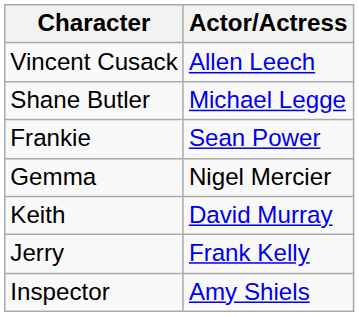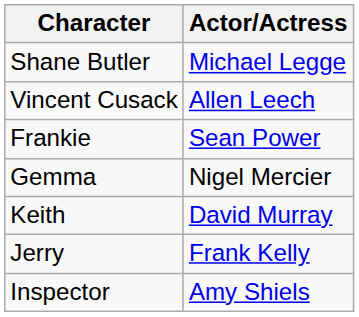rows swapped: (80, 100) <-> (94, 61)
